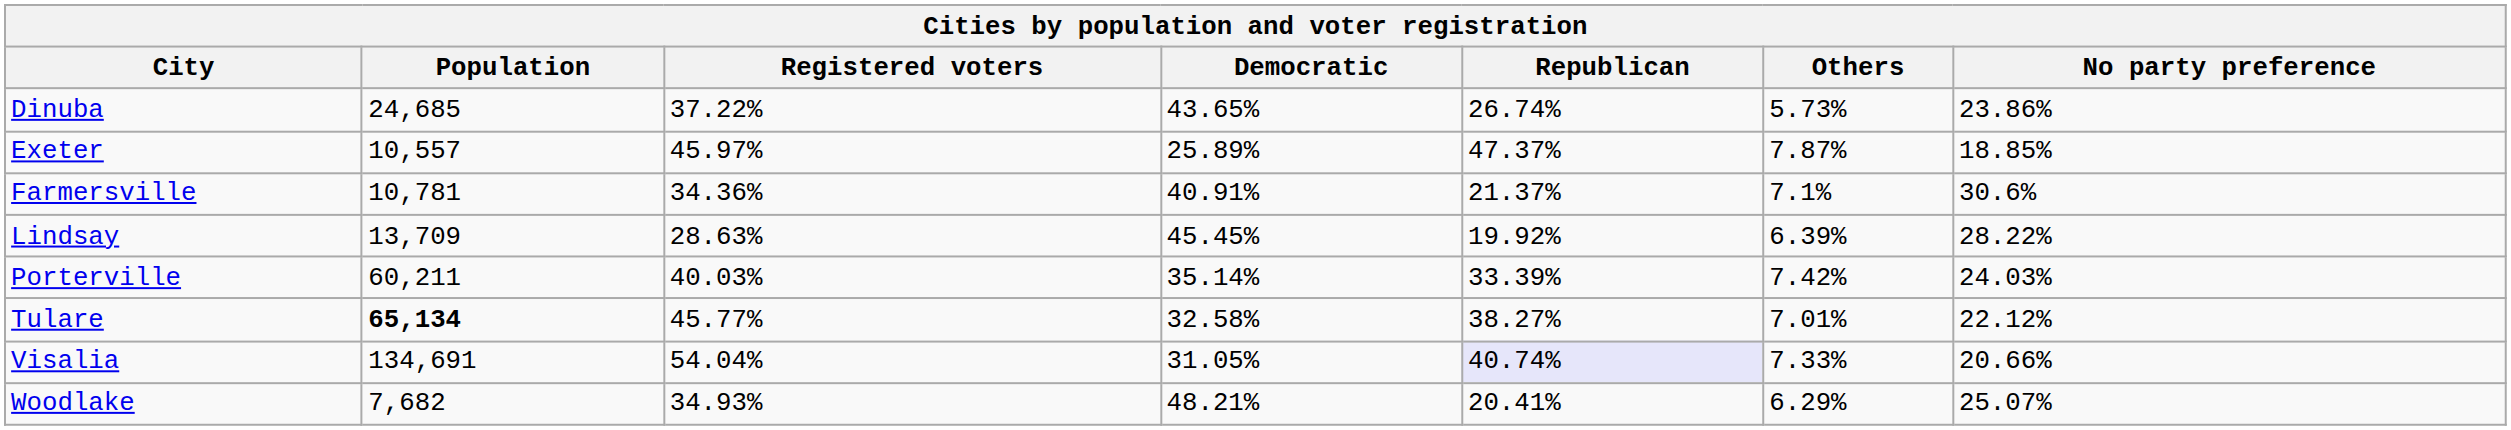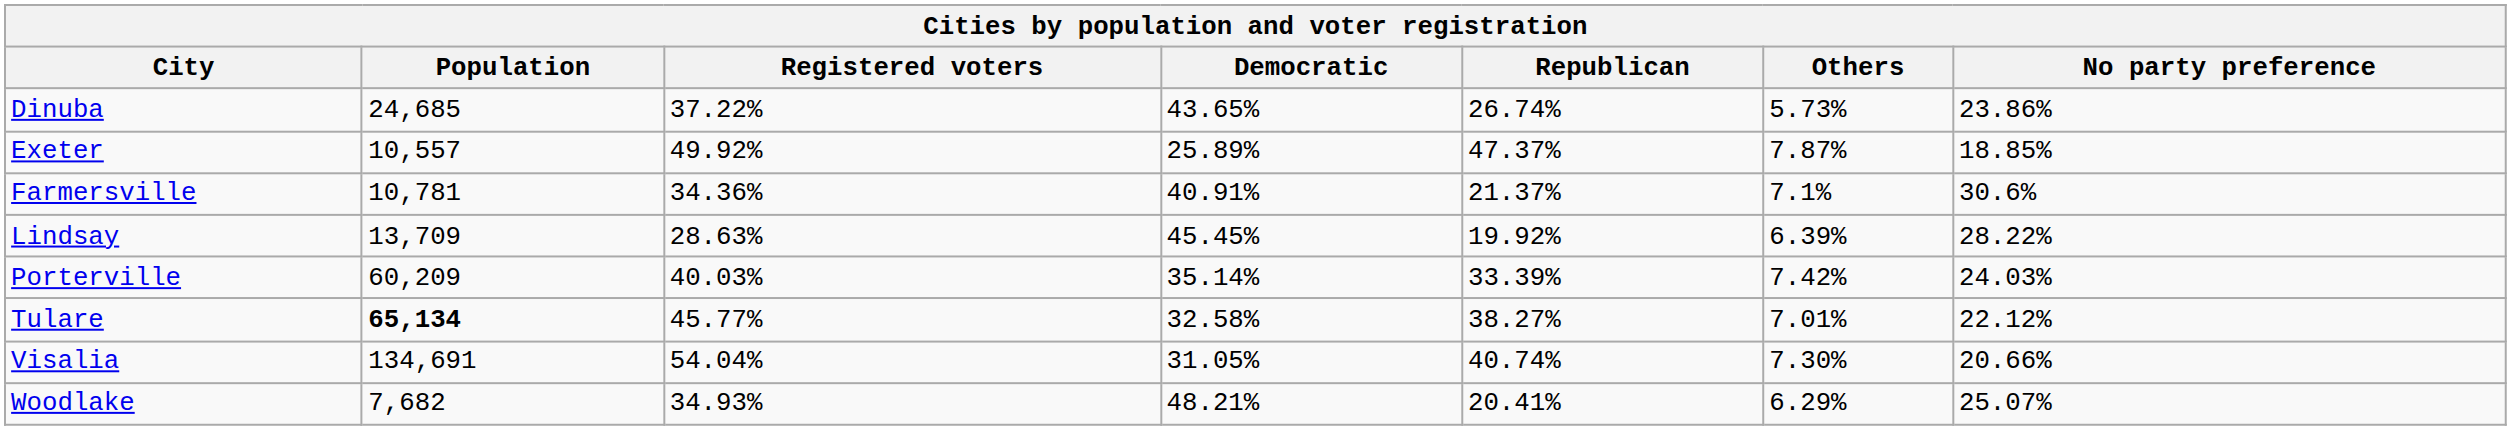(716, 152) 45.97% -> (716, 152) 49.92%
(415, 278) 60,211 -> (415, 278) 60,209
(1514, 362) lavender background -> (1514, 362) no background
(1808, 362) 7.33% -> (1808, 362) 7.30%
